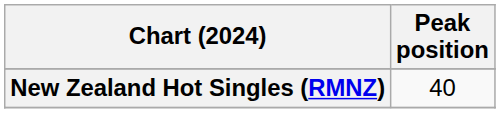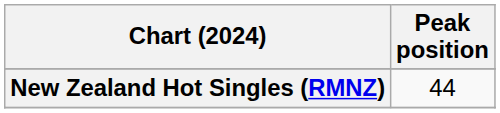(442, 88) 40 -> (442, 88) 44
